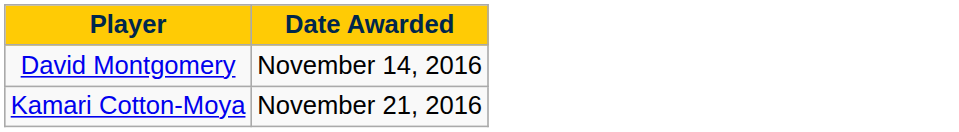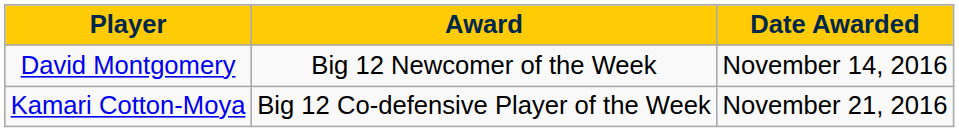+ column: (484, 24)
